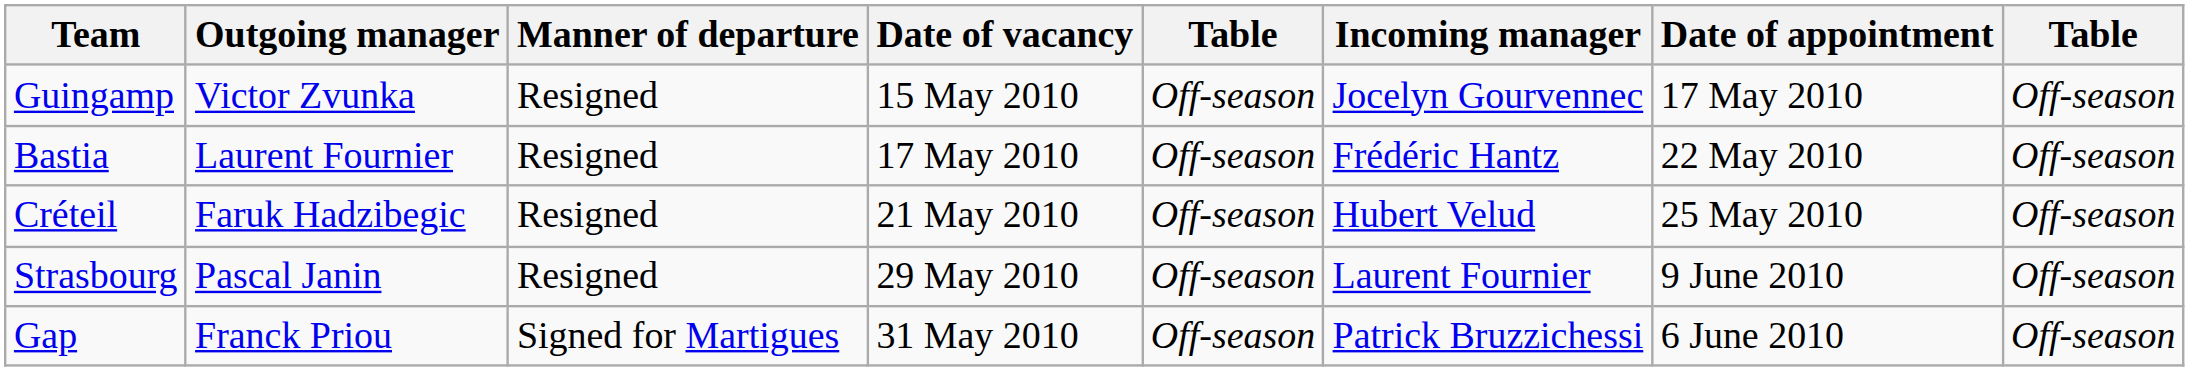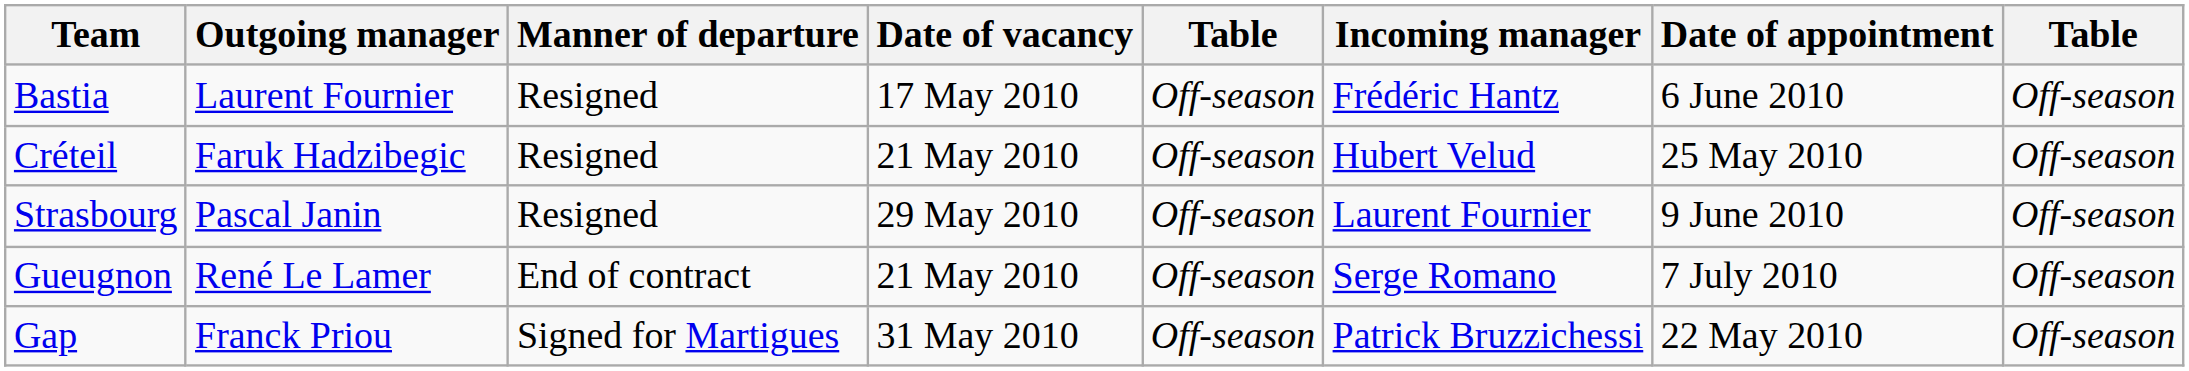- row: (94, 94)
(1762, 154) 22 May 2010 -> (1752, 94) 6 June 2010
+ row: (93, 275)
(1752, 335) 6 June 2010 -> (1762, 335) 22 May 2010
